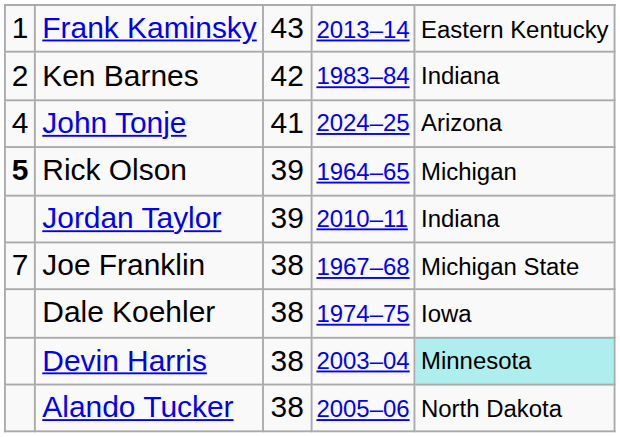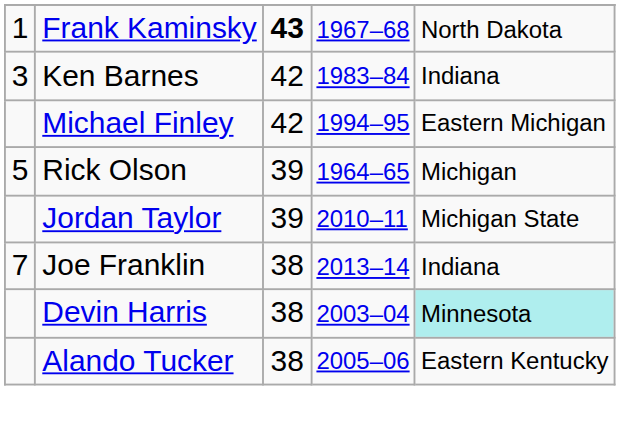(287, 28) normal -> (287, 28) bold
(363, 29) 2013–14 -> (363, 29) 1967–68
(515, 29) Eastern Kentucky -> (492, 29) North Dakota
(20, 75) 2 -> (20, 75) 3
+ row: (138, 123)
- row: (114, 123)
(20, 170) bold -> (20, 170) normal
(460, 218) Indiana -> (500, 218) Michigan State
(363, 266) 1967–68 -> (363, 266) 2013–14
(500, 266) Michigan State -> (460, 266) Indiana
- row: (129, 312)
(492, 408) North Dakota -> (515, 361) Eastern Kentucky
